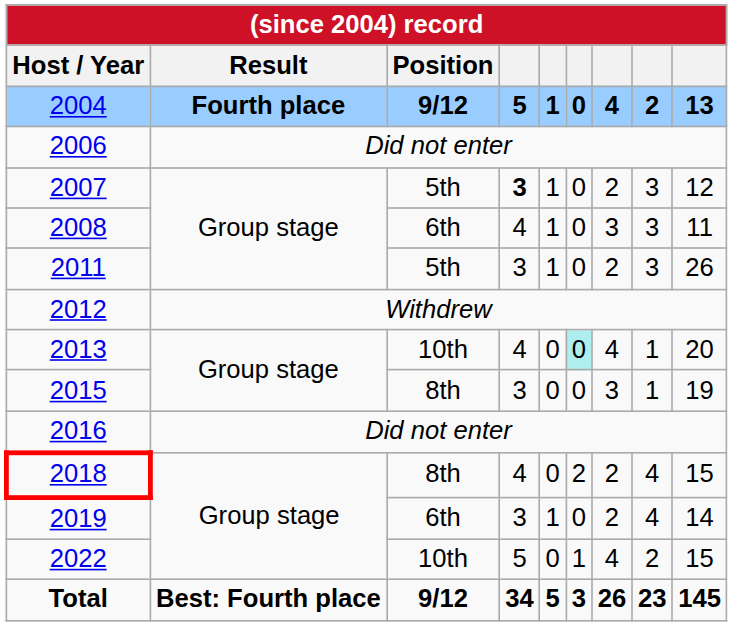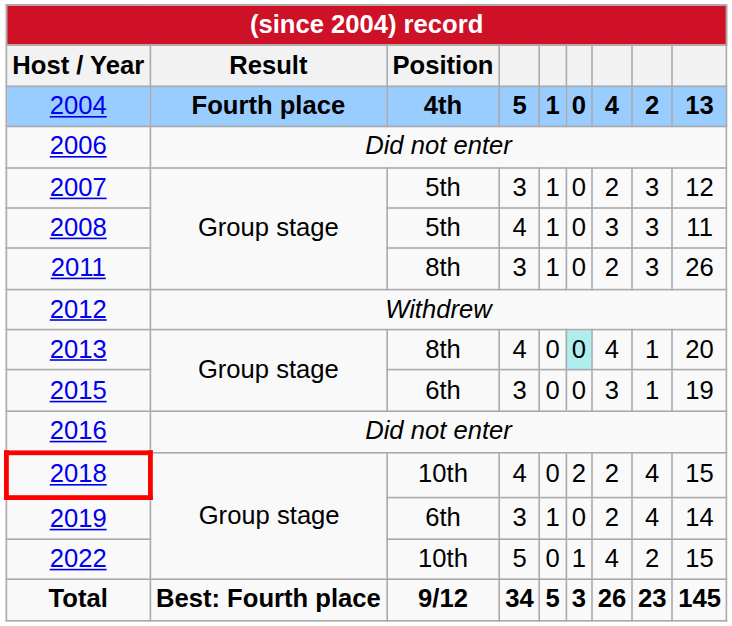(443, 106) 9/12 -> (443, 106) 4th
(520, 187) bold -> (520, 187) normal
(443, 227) 6th -> (443, 227) 5th
(443, 268) 5th -> (443, 268) 8th
(443, 349) 10th -> (443, 349) 8th
(443, 390) 8th -> (443, 390) 6th
(443, 474) 8th -> (443, 474) 10th
